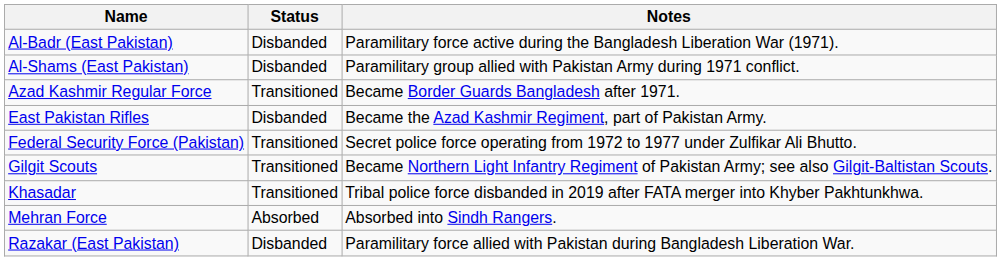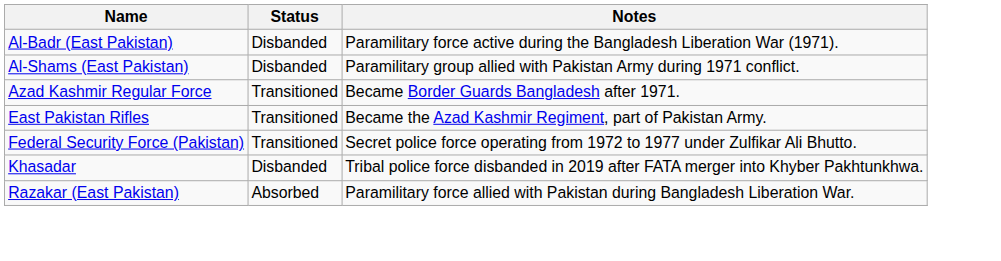(289, 117) Disbanded -> (295, 117) Transitioned
- row: (53, 167)
(295, 192) Transitioned -> (289, 167) Disbanded
- row: (57, 218)
(289, 243) Disbanded -> (285, 192) Absorbed
